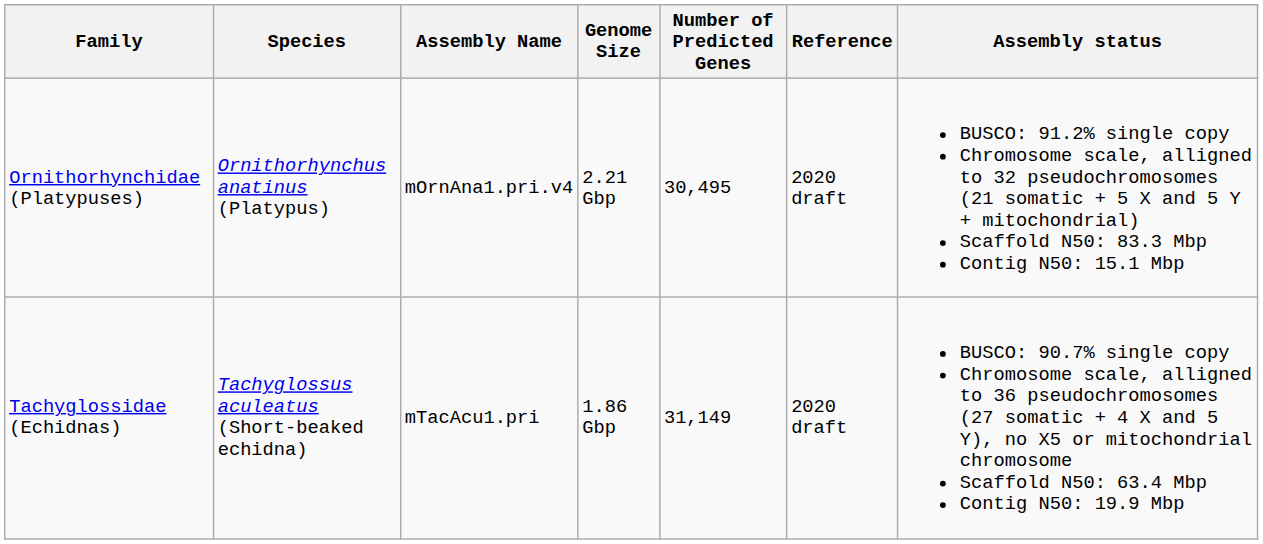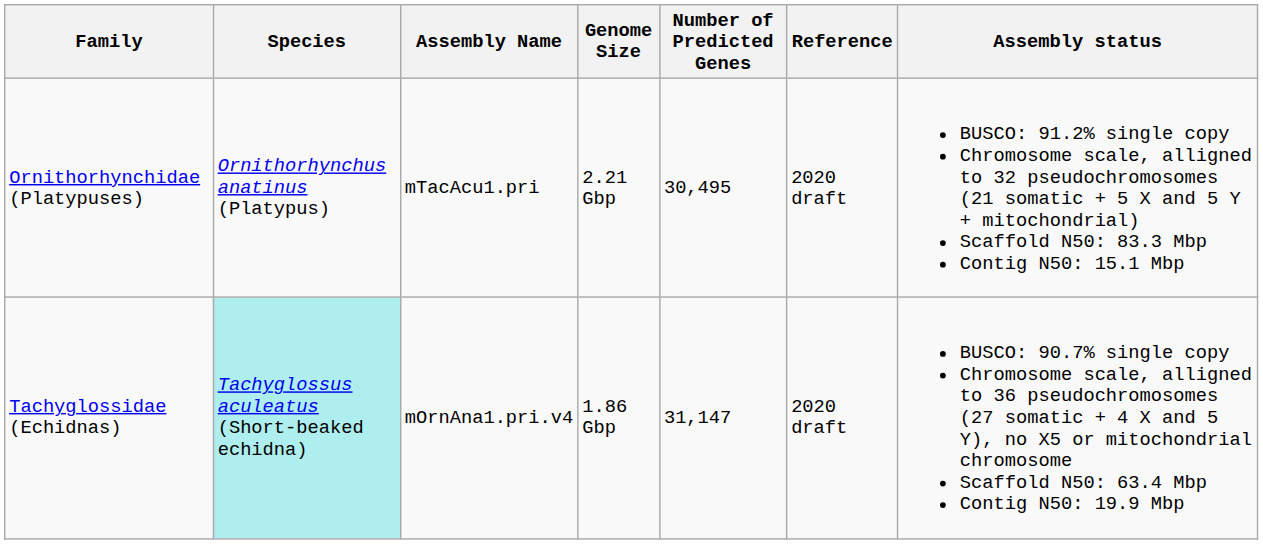(489, 188) mOrnAna1.pri.v4 -> (472, 188) mTacAcu1.pri
(291, 418) no background -> (291, 418) paleturquoise background
(472, 418) mTacAcu1.pri -> (489, 418) mOrnAna1.pri.v4
(698, 418) 31,149 -> (698, 418) 31,147
